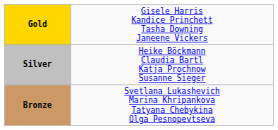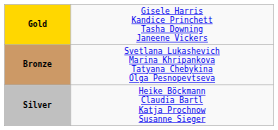rows swapped: (37, 65) <-> (37, 105)
